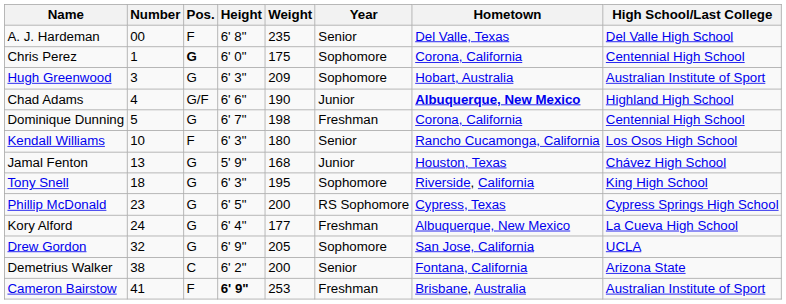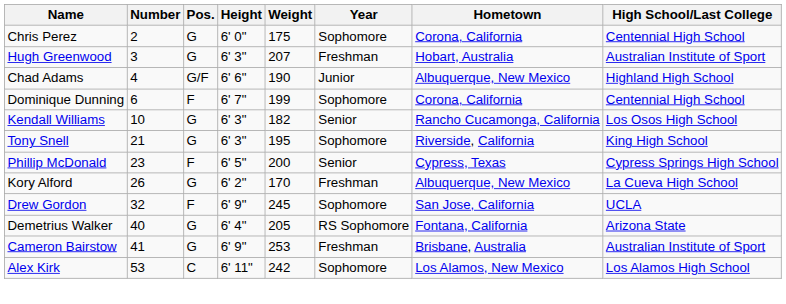- row: (54, 36)
(134, 57) 1 -> (134, 36) 2
(192, 57) bold -> (192, 36) normal
(279, 78) 209 -> (279, 57) 207
(353, 78) Sophomore -> (348, 57) Freshman
(498, 99) bold -> (493, 78) normal
(134, 120) 5 -> (134, 99) 6
(192, 120) G -> (191, 99) F
(279, 120) 198 -> (279, 99) 199
(348, 120) Freshman -> (353, 99) Sophomore
(191, 141) F -> (192, 120) G
(279, 141) 180 -> (279, 120) 182
- row: (48, 162)
(138, 183) 18 -> (138, 141) 21
(192, 204) G -> (191, 162) F
(364, 204) RS Sophomore -> (337, 162) Senior
(138, 225) 24 -> (138, 183) 26
(234, 225) 6' 4" -> (234, 183) 6' 2"
(279, 225) 177 -> (279, 183) 170
(192, 246) G -> (191, 204) F
(279, 246) 205 -> (279, 204) 245
(138, 267) 38 -> (138, 225) 40
(191, 267) C -> (192, 225) G
(234, 267) 6' 2" -> (234, 225) 6' 4"
(279, 267) 200 -> (279, 225) 205
(337, 267) Senior -> (364, 225) RS Sophomore
(191, 288) F -> (192, 246) G
(235, 288) bold -> (234, 246) normal
+ row: (34, 267)
